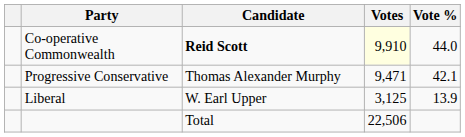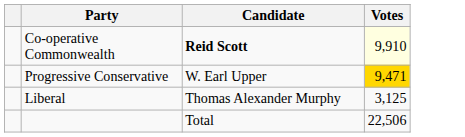- column: (435, 15)
(263, 76) Thomas Alexander Murphy -> (226, 76) W. Earl Upper
(391, 76) no background -> (391, 76) gold background
(226, 98) W. Earl Upper -> (263, 98) Thomas Alexander Murphy
